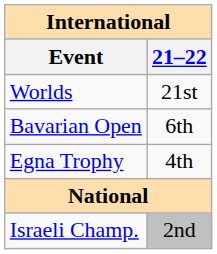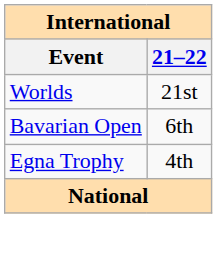- row: (74, 230)
